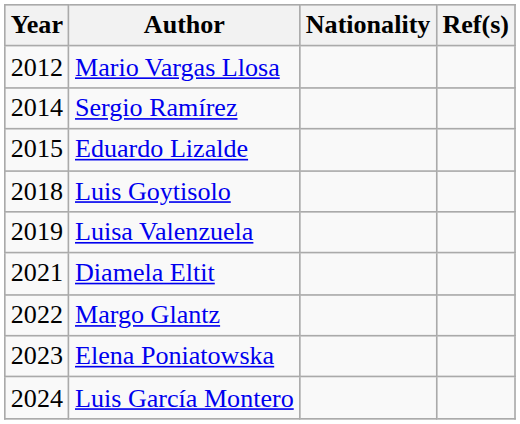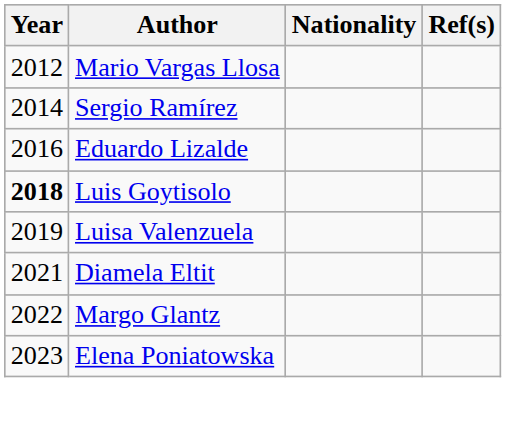(37, 149) 2015 -> (37, 149) 2016
(37, 190) normal -> (37, 190) bold
- row: (184, 397)
